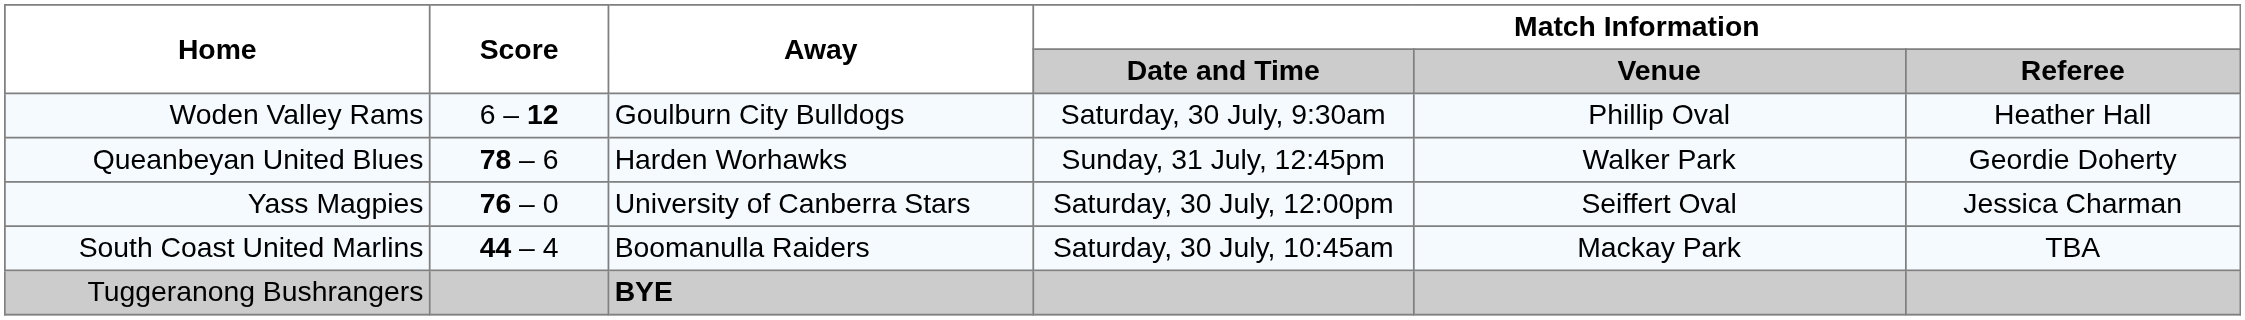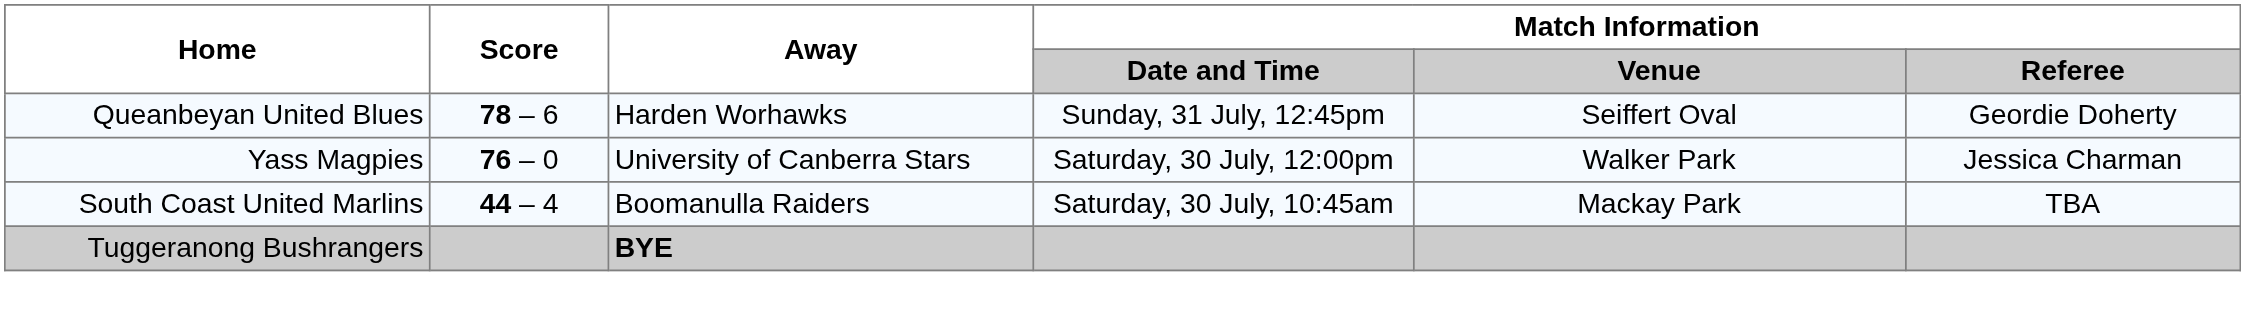- row: (296, 115)
(1659, 159) Walker Park -> (1659, 115) Seiffert Oval
(1659, 203) Seiffert Oval -> (1659, 159) Walker Park
